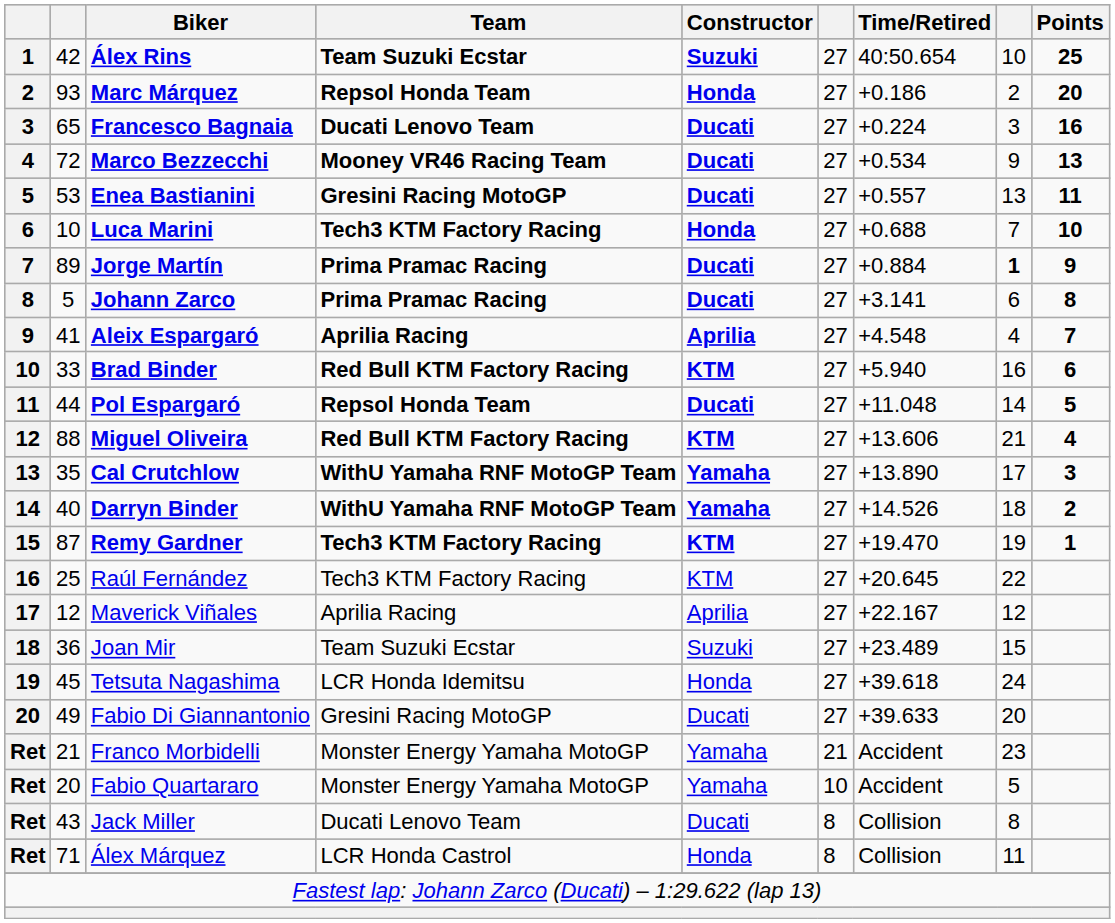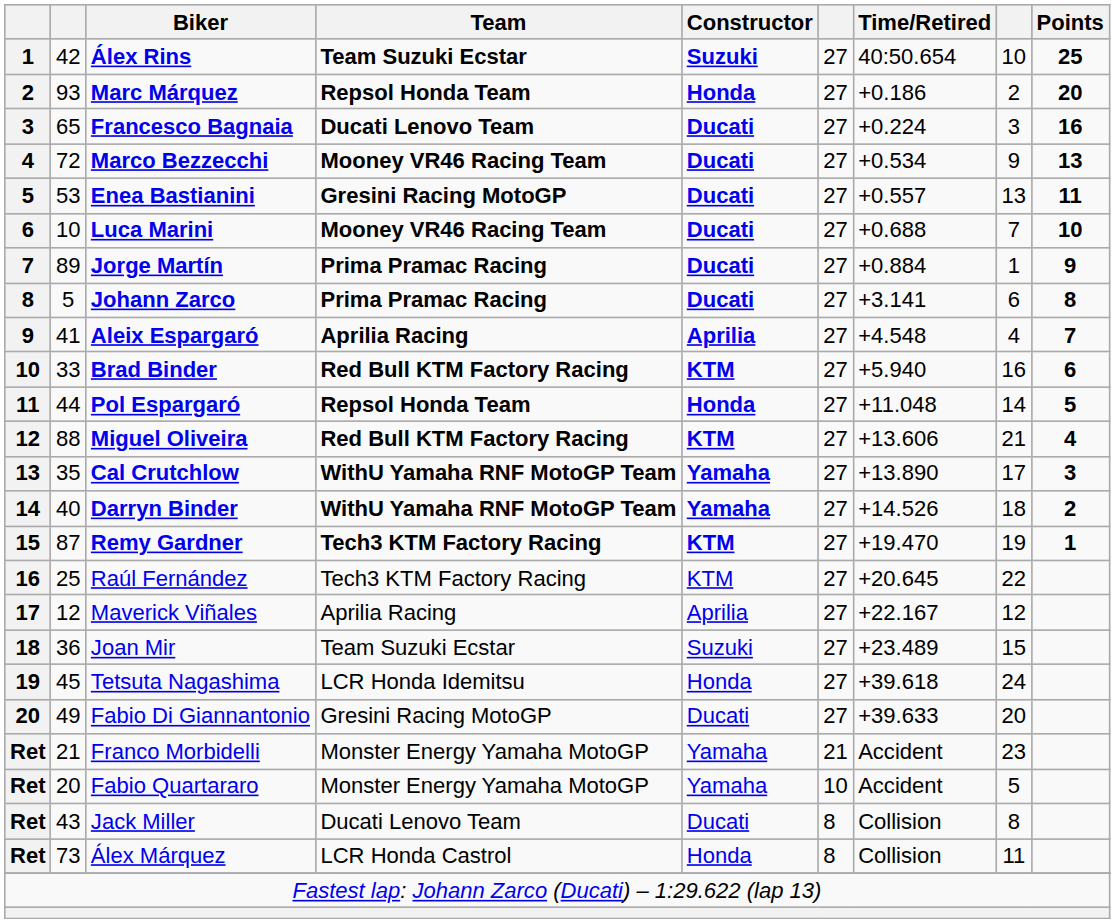(461, 230) Tech3 KTM Factory Racing -> (463, 230) Mooney VR46 Racing Team
(721, 230) Honda -> (720, 230) Ducati
(1014, 265) bold -> (1014, 265) normal
(720, 404) Ducati -> (721, 404) Honda
(68, 855) 71 -> (68, 855) 73
